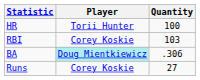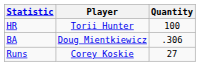- row: (14, 40)
(102, 54) paleturquoise background -> (102, 40) no background
